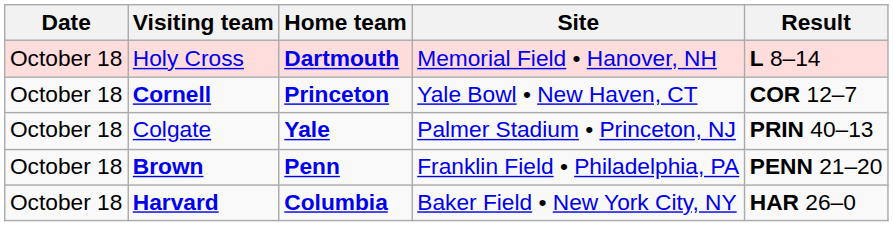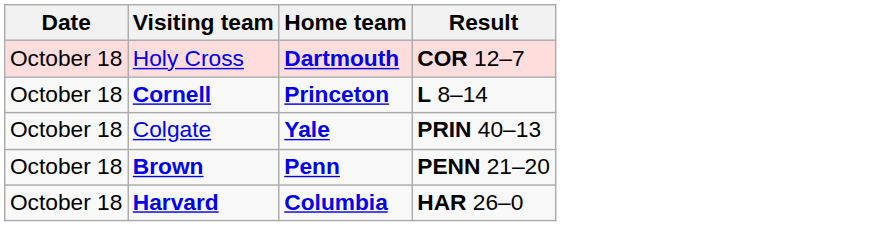- column: (578, 22)
(785, 58) L 8–14 -> (471, 58) COR 12–7
(803, 94) COR 12–7 -> (453, 94) L 8–14
